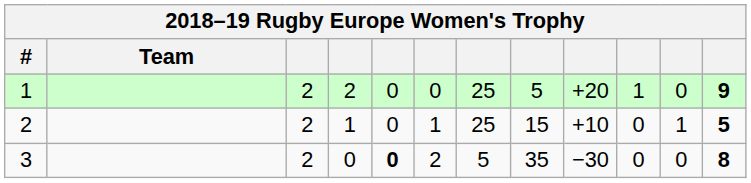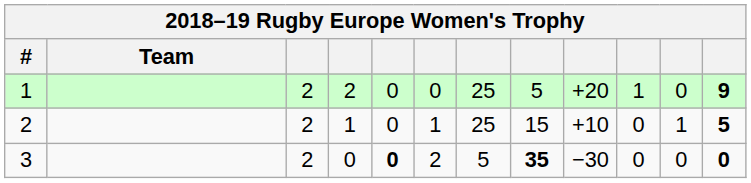(537, 159) normal -> (537, 159) bold
(724, 159) 8 -> (724, 159) 0
